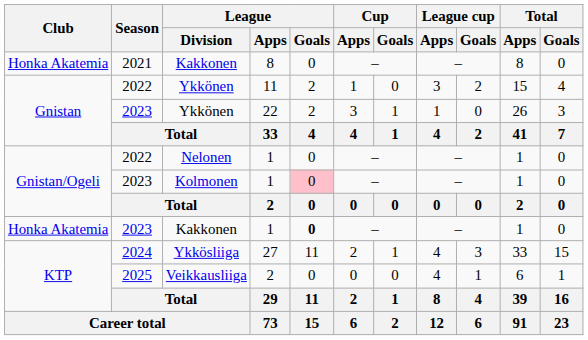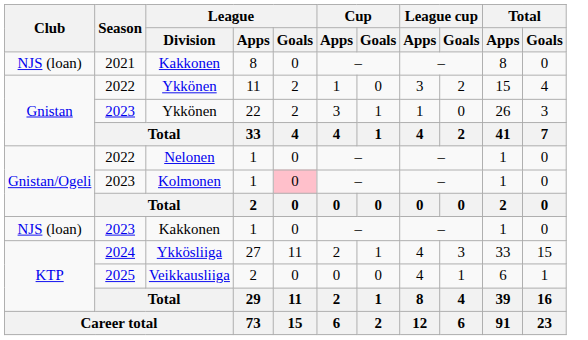(58, 63) Honka Akatemia -> (50, 63) NJS (loan)
(58, 228) Honka Akatemia -> (50, 228) NJS (loan)
(312, 228) bold -> (295, 228) normal
